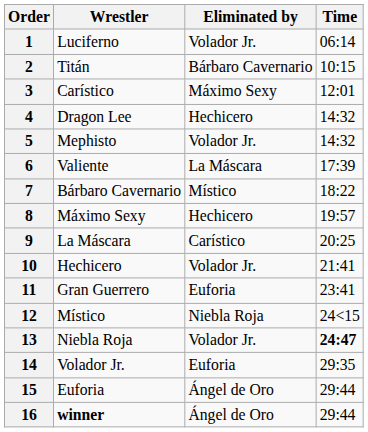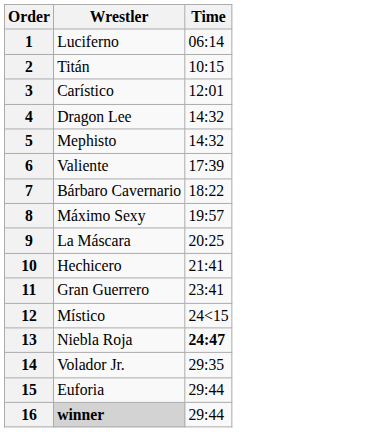- column: (250, 16)
(81, 414) no background -> (81, 414) lightgrey background
